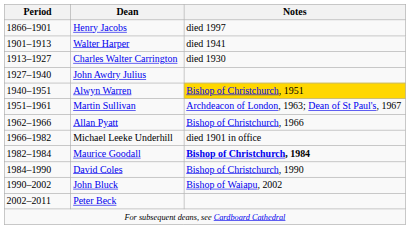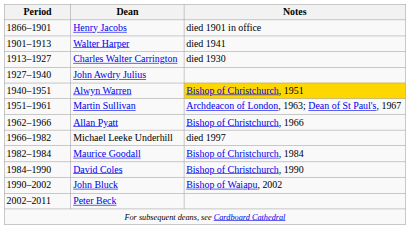(206, 28) died 1997 -> (224, 28) died 1901 in office
(224, 138) died 1901 in office -> (206, 138) died 1997
(248, 153) bold -> (245, 153) normal
